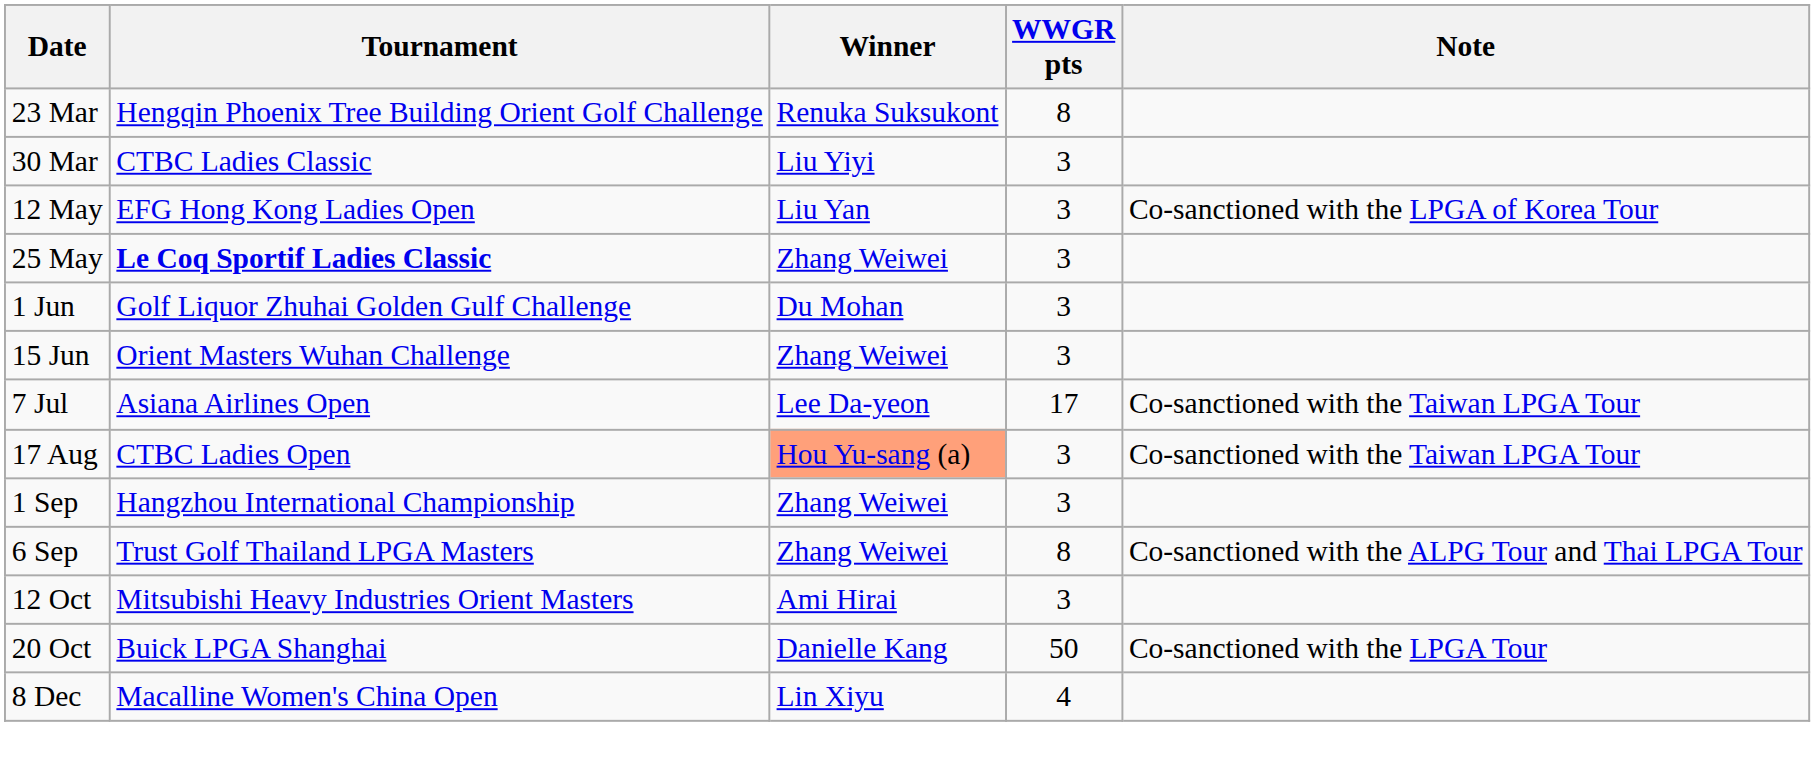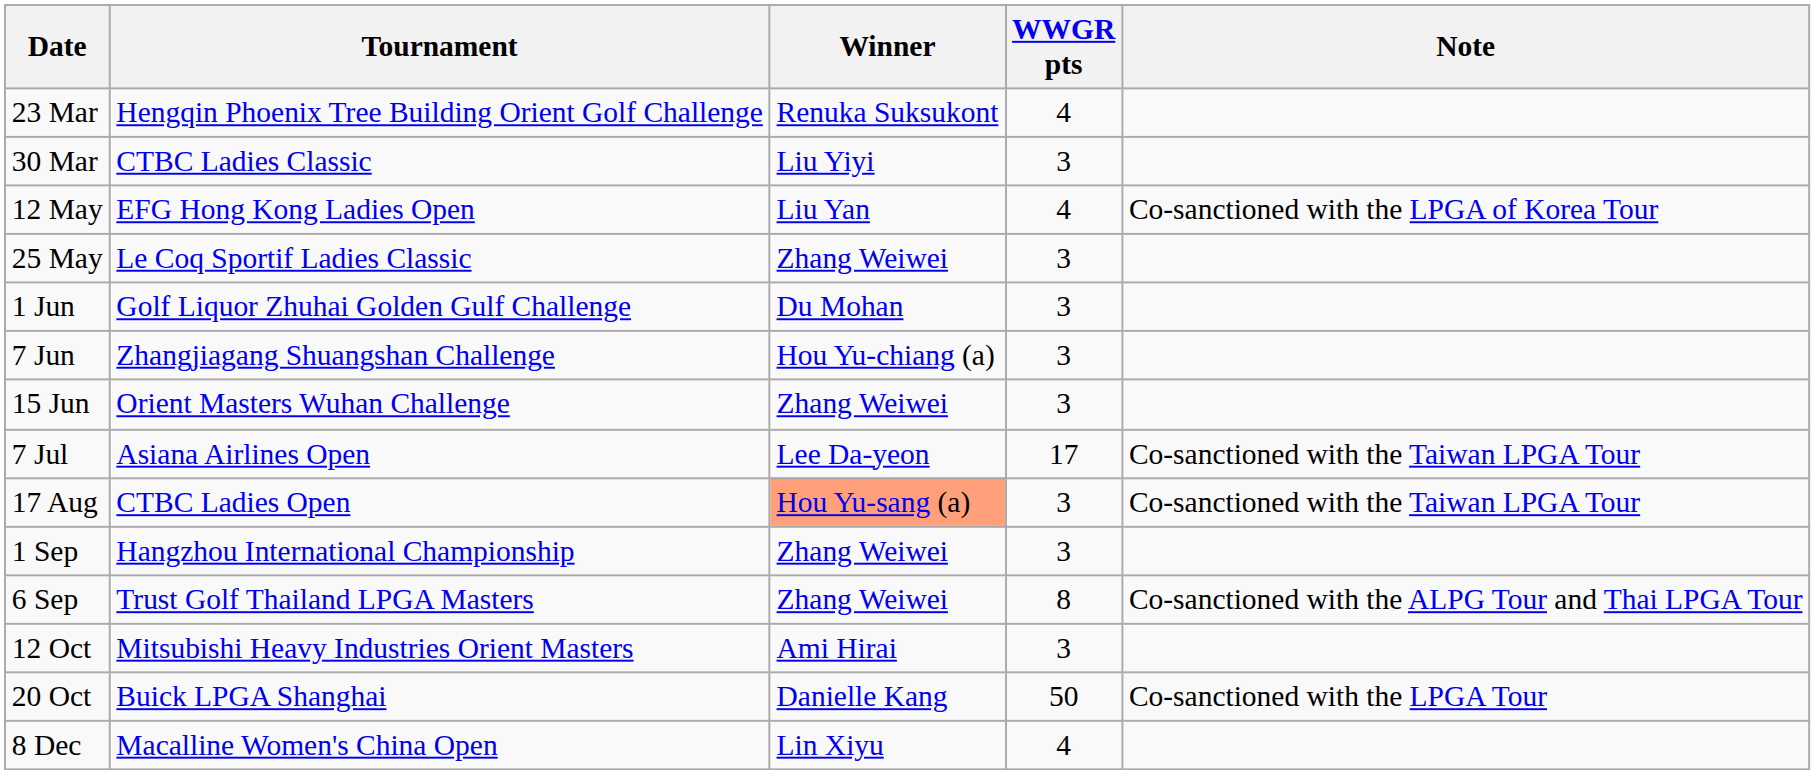(1064, 112) 8 -> (1064, 112) 4
(1064, 209) 3 -> (1064, 209) 4
(304, 258) bold -> (294, 258) normal
+ row: (43, 355)
